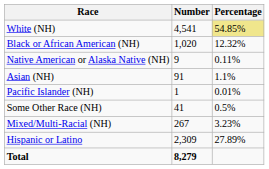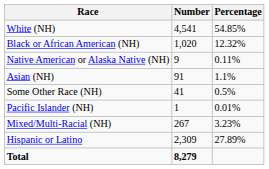(230, 28) khaki background -> (230, 28) no background
rows swapped: (50, 92) <-> (54, 108)
